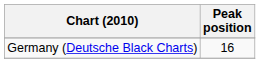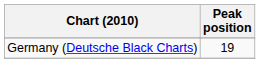(227, 48) 16 -> (227, 48) 19
